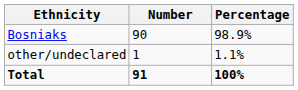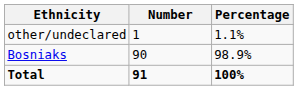rows swapped: (37, 35) <-> (67, 55)
